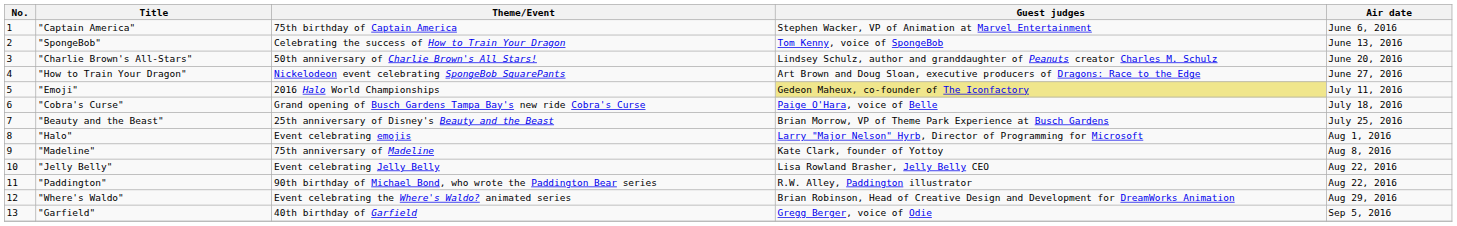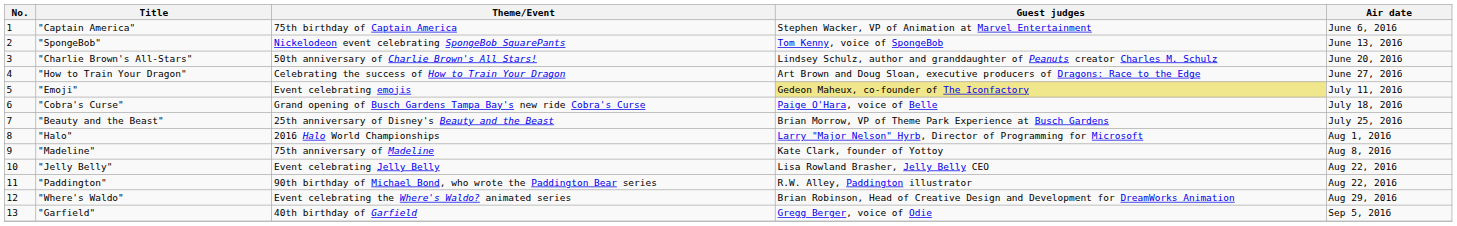(420, 43) Celebrating the success of How to Train Your Dragon -> (420, 43) Nickelodeon event celebrating SpongeBob SquarePants
(420, 74) Nickelodeon event celebrating SpongeBob SquarePants -> (420, 74) Celebrating the success of How to Train Your Dragon
(357, 89) 2016 Halo World Championships -> (343, 89) Event celebrating emojis
(343, 136) Event celebrating emojis -> (357, 136) 2016 Halo World Championships
